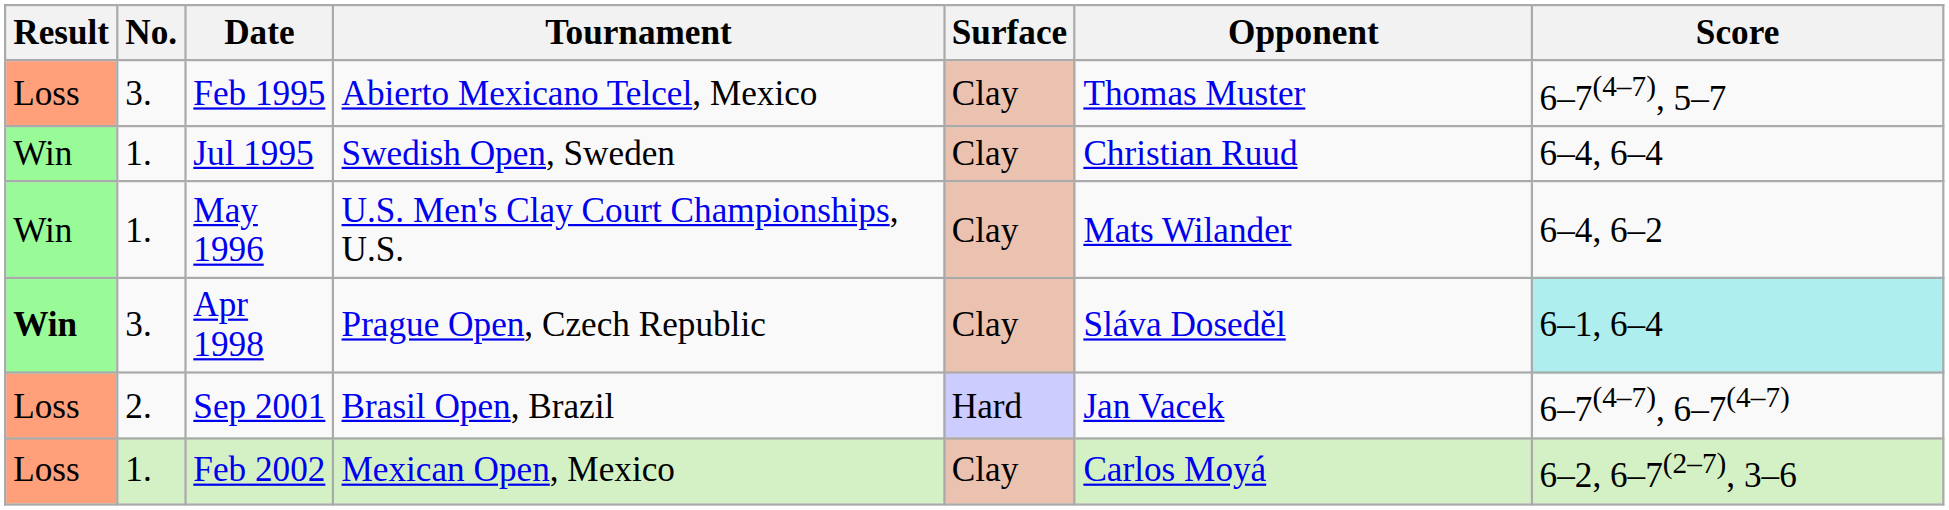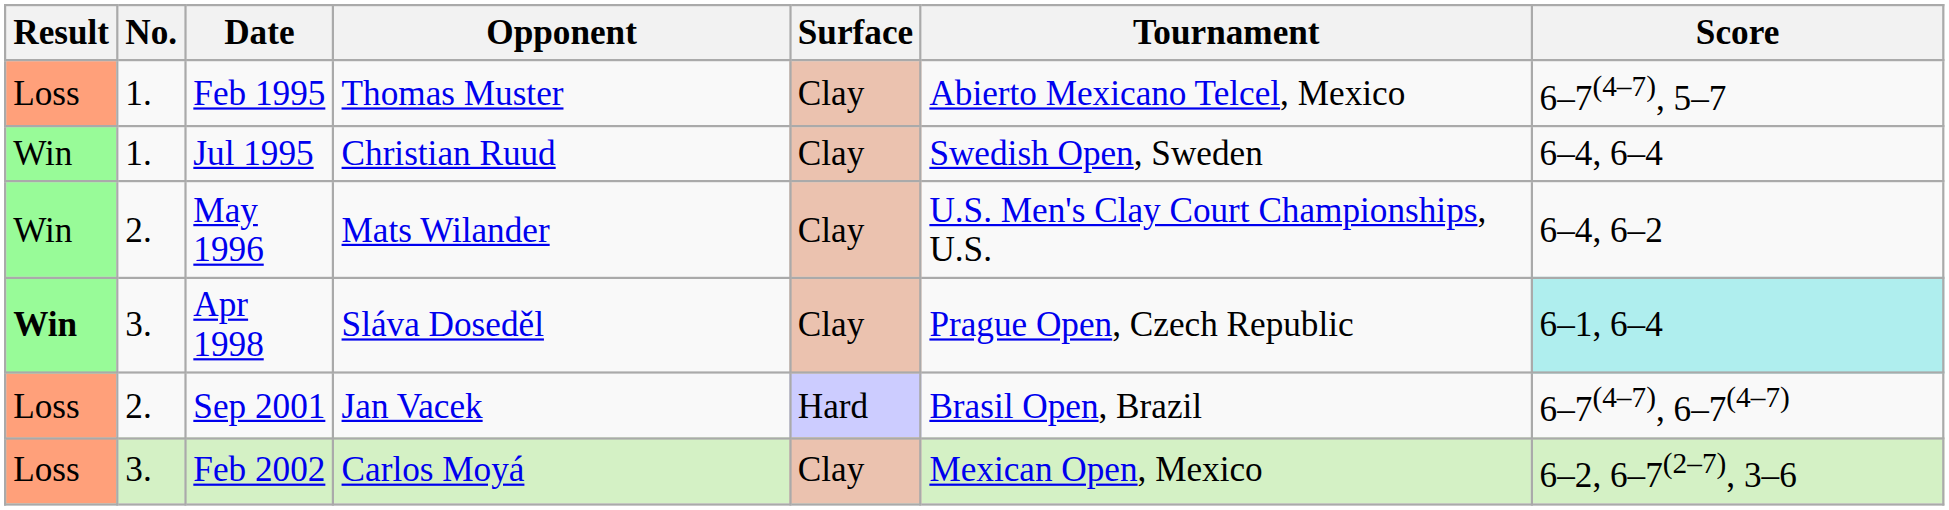columns swapped: (639, 32) <-> (1303, 32)
(138, 92) 3. -> (138, 92) 1.
(138, 229) 1. -> (138, 229) 2.
(138, 470) 1. -> (138, 470) 3.
